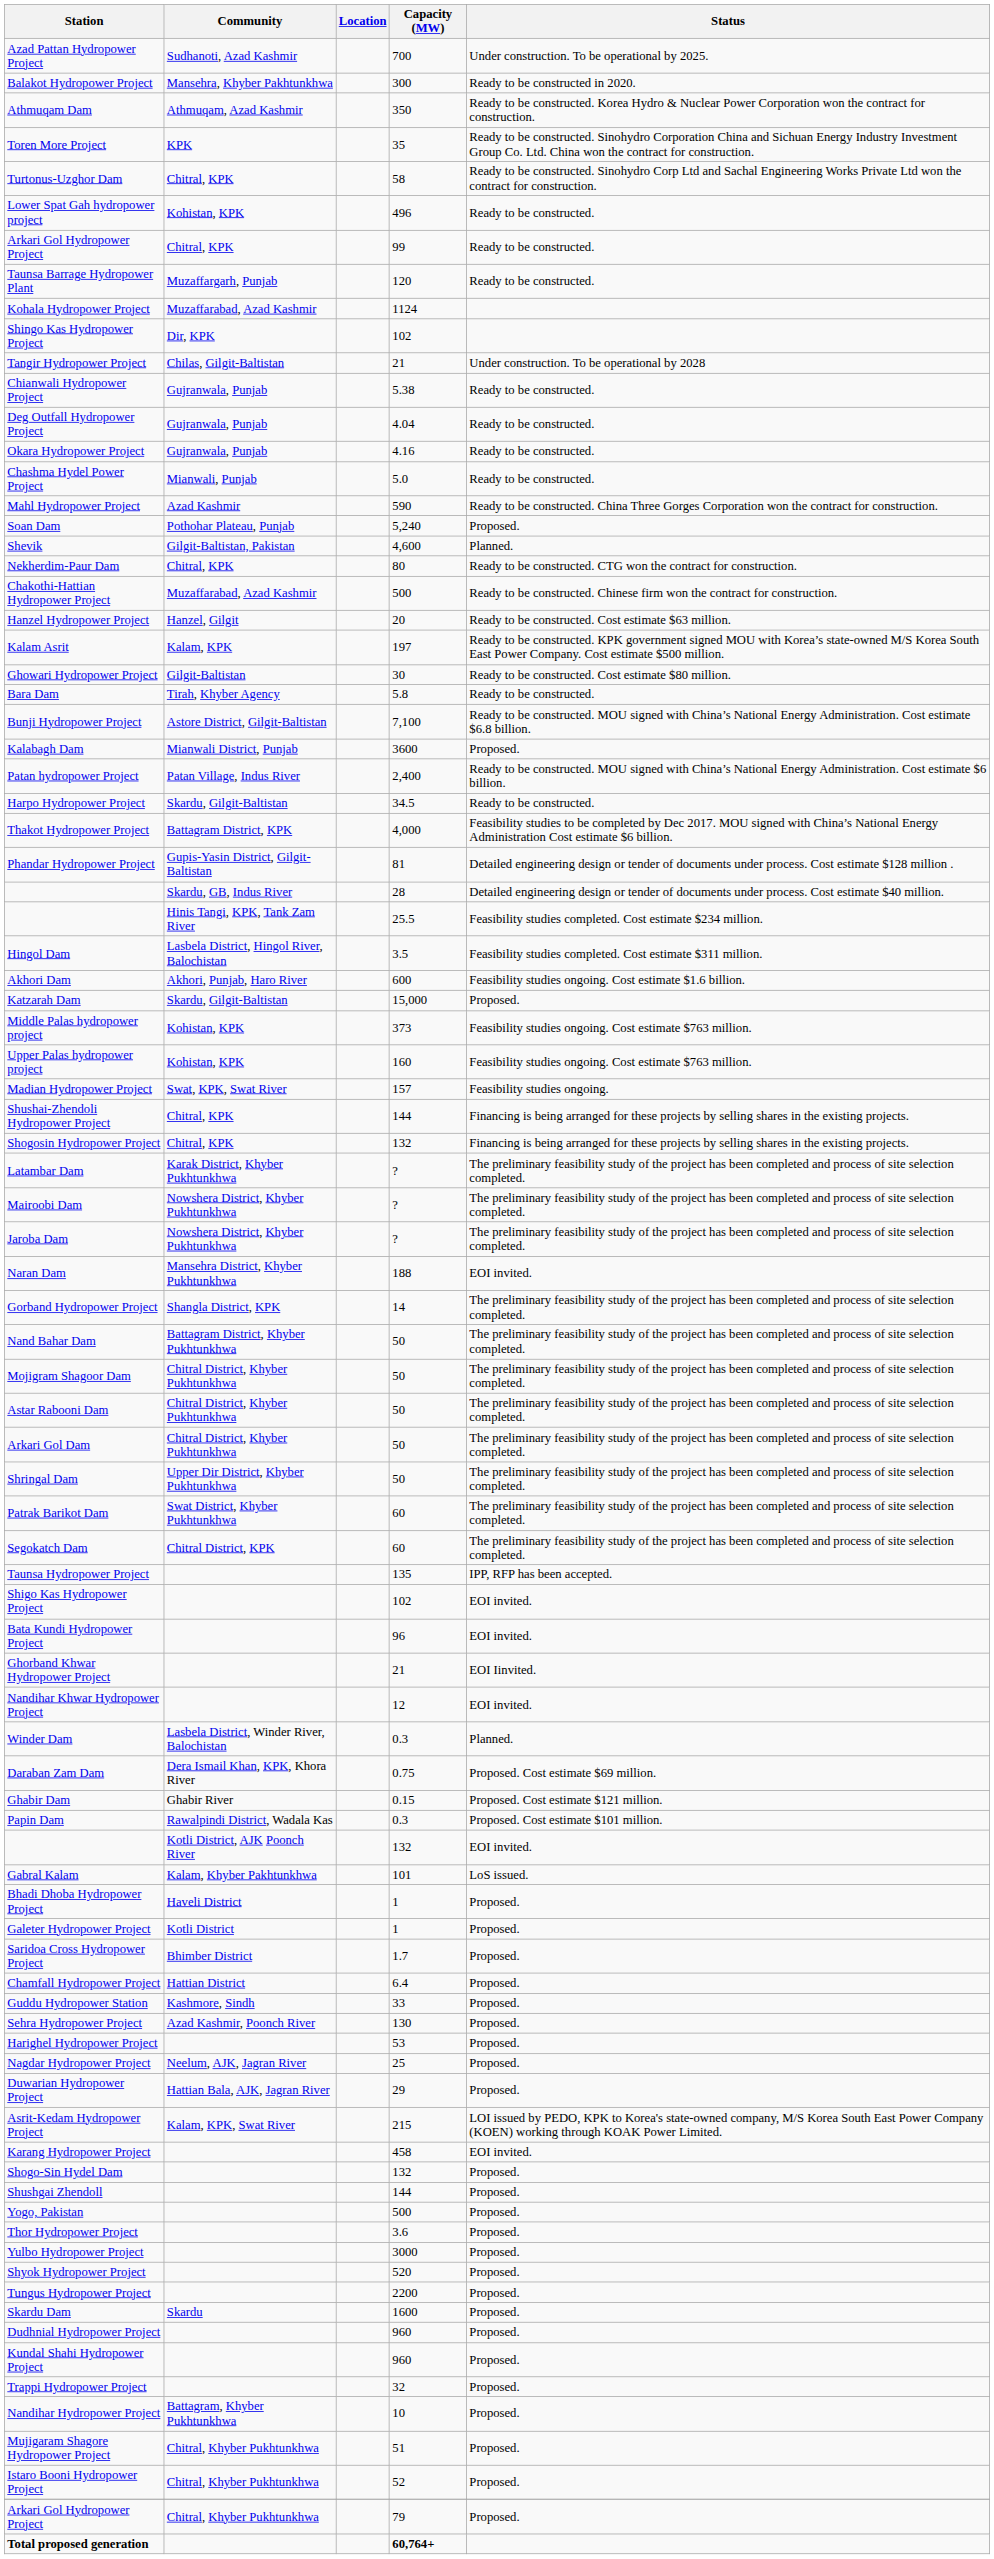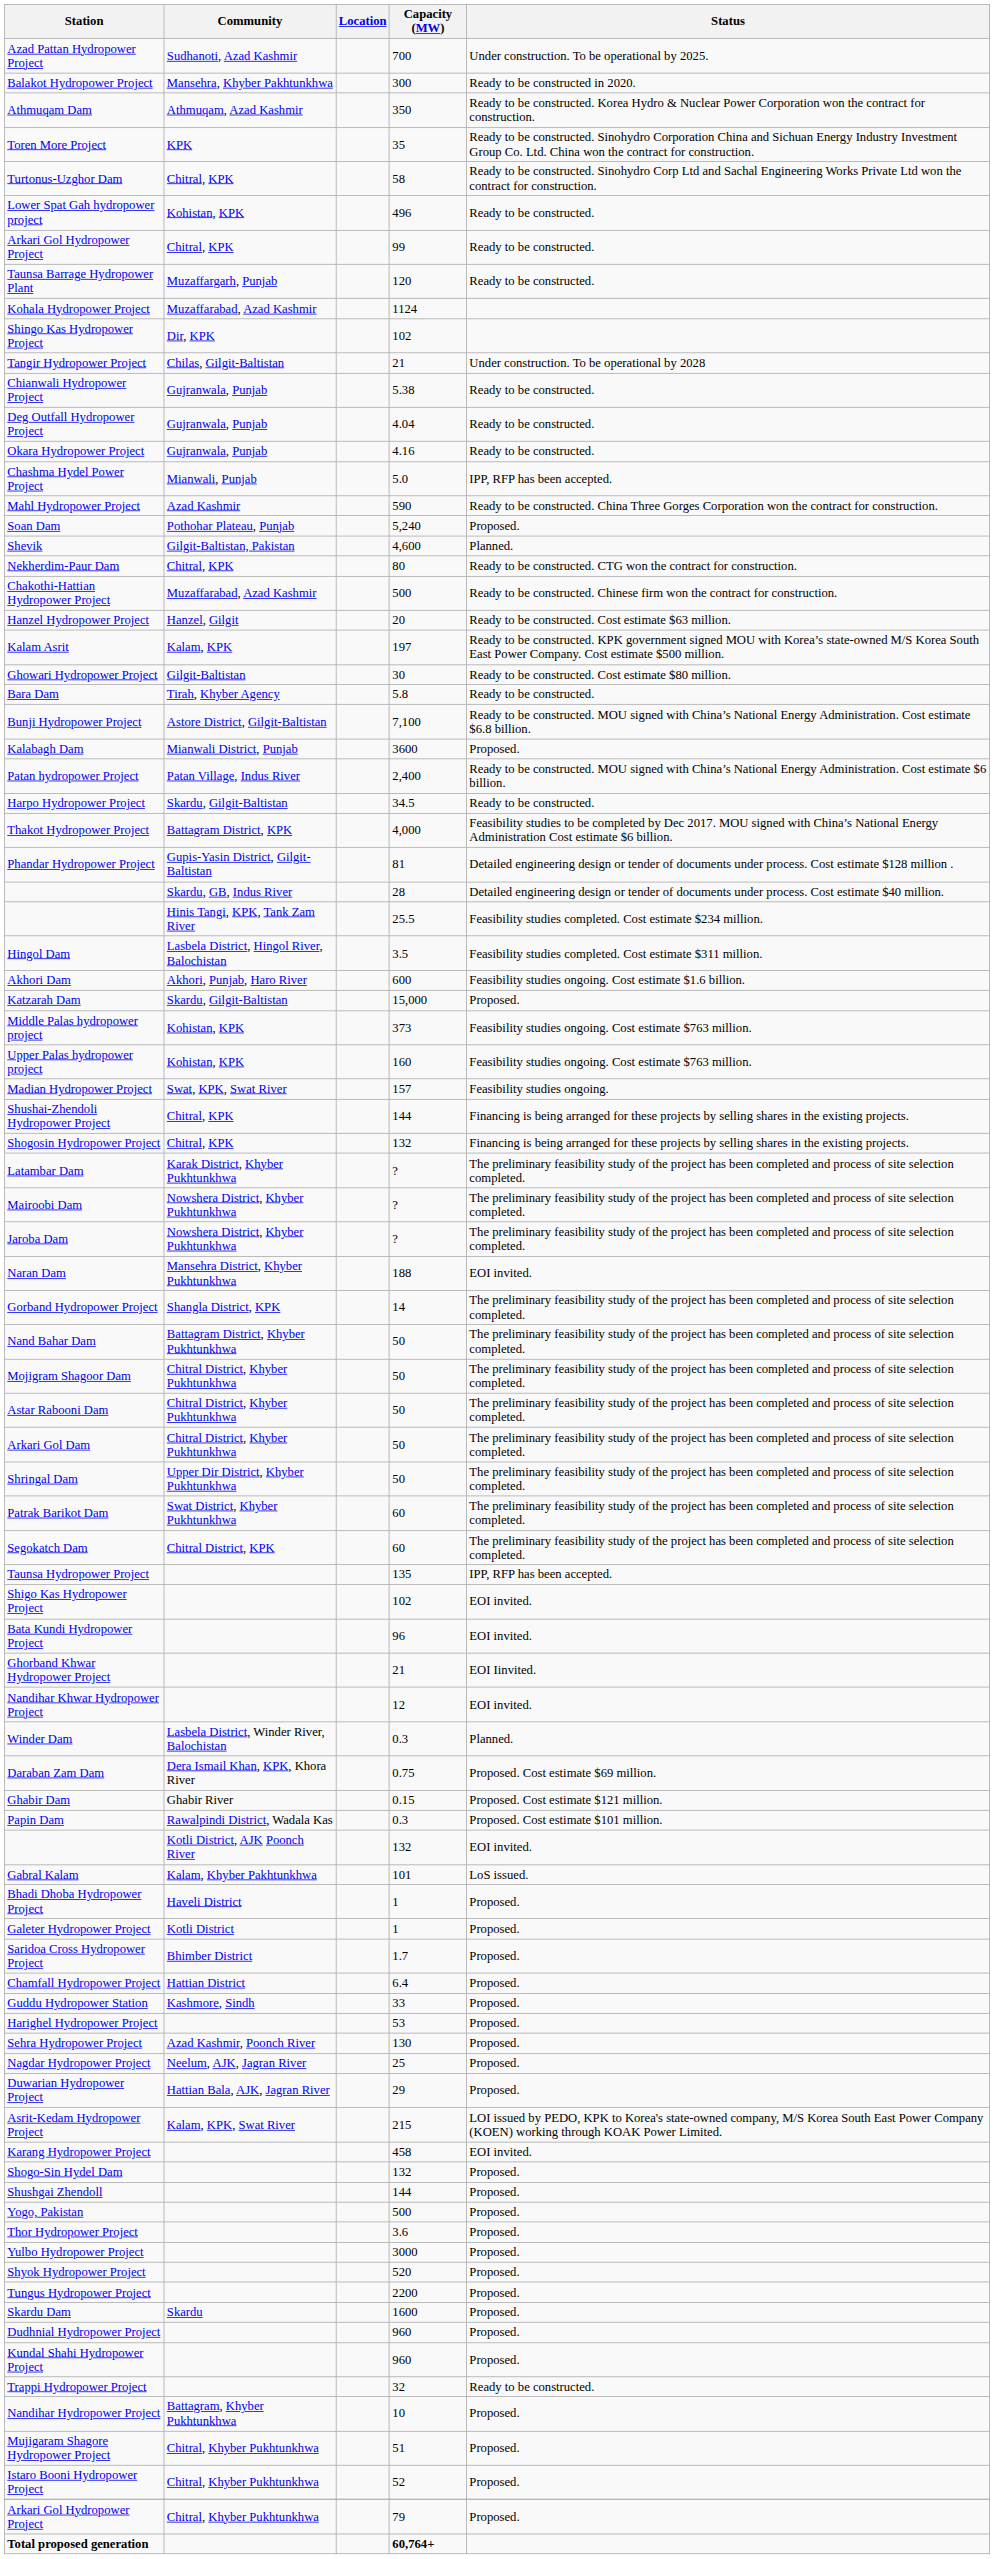(532, 478) Ready to be constructed. -> (541, 478) IPP, RFP has been accepted.
rows swapped: (82, 2043) <-> (75, 2023)
(494, 2386) Proposed. -> (532, 2386) Ready to be constructed.
